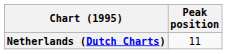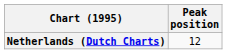(195, 41) 11 -> (195, 41) 12
